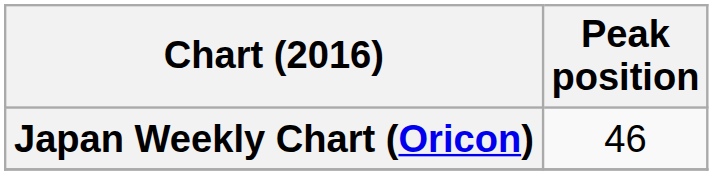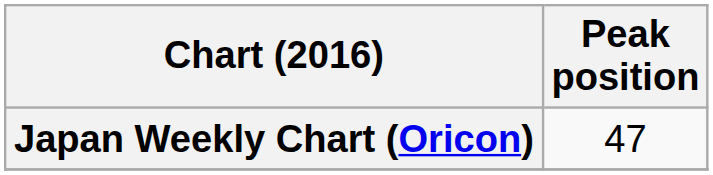(625, 137) 46 -> (625, 137) 47
